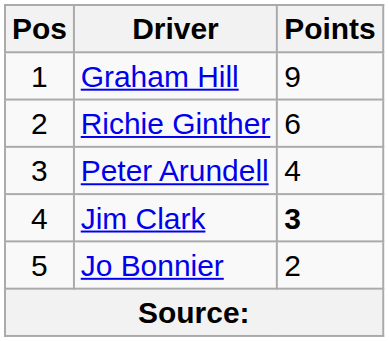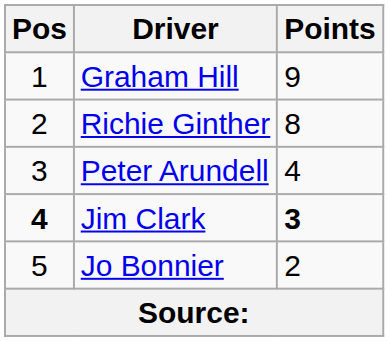(293, 124) 6 -> (293, 124) 8
(39, 218) normal -> (39, 218) bold
